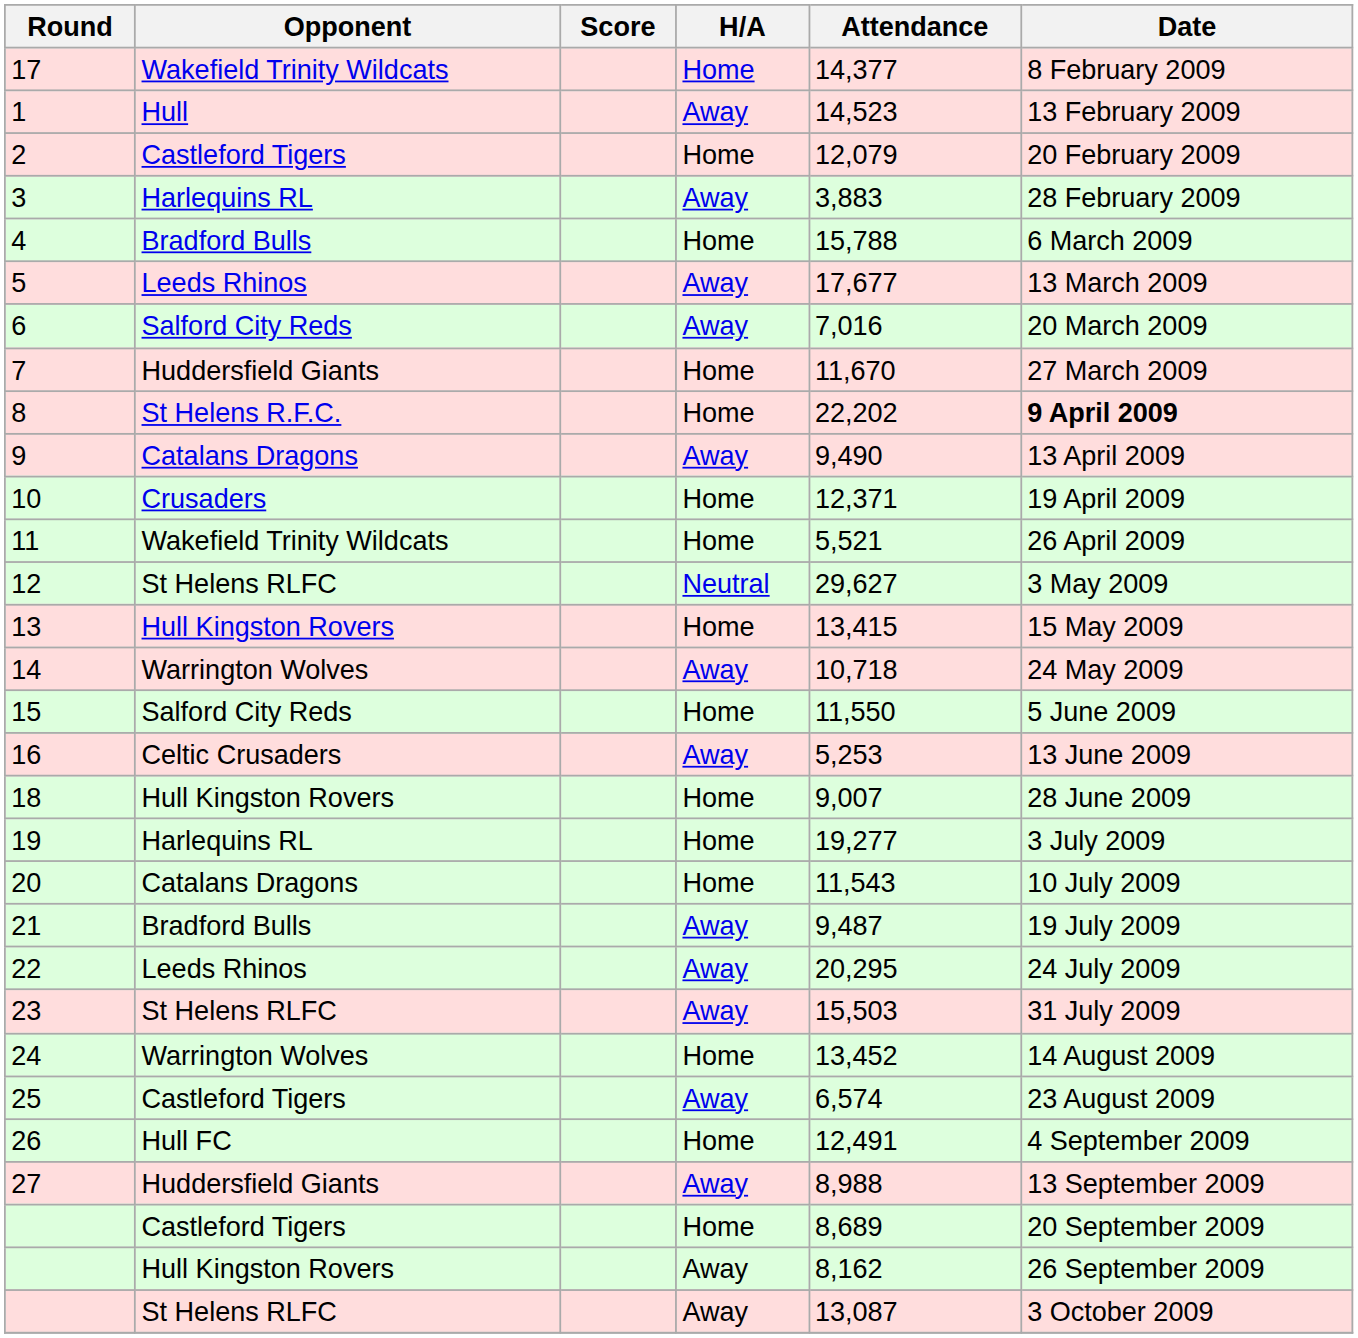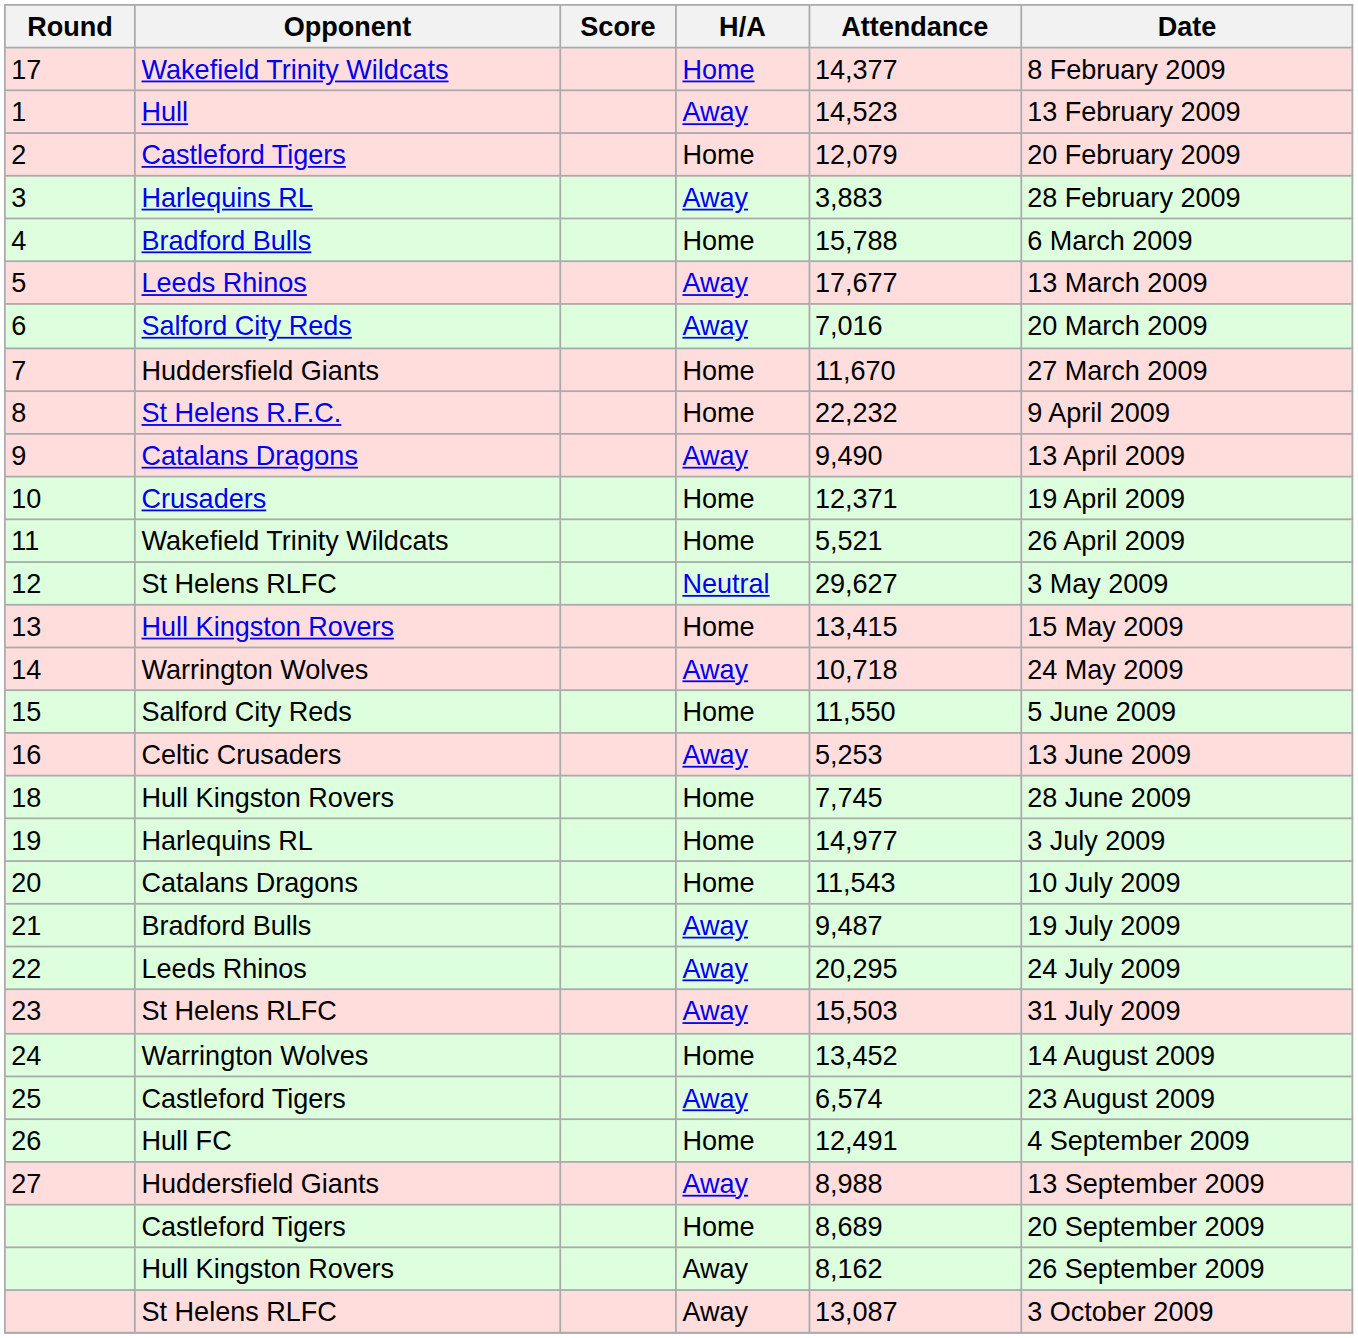(856, 412) 22,202 -> (856, 412) 22,232
(1103, 412) bold -> (1099, 412) normal
(849, 797) 9,007 -> (849, 797) 7,745
(856, 840) 19,277 -> (856, 840) 14,977
